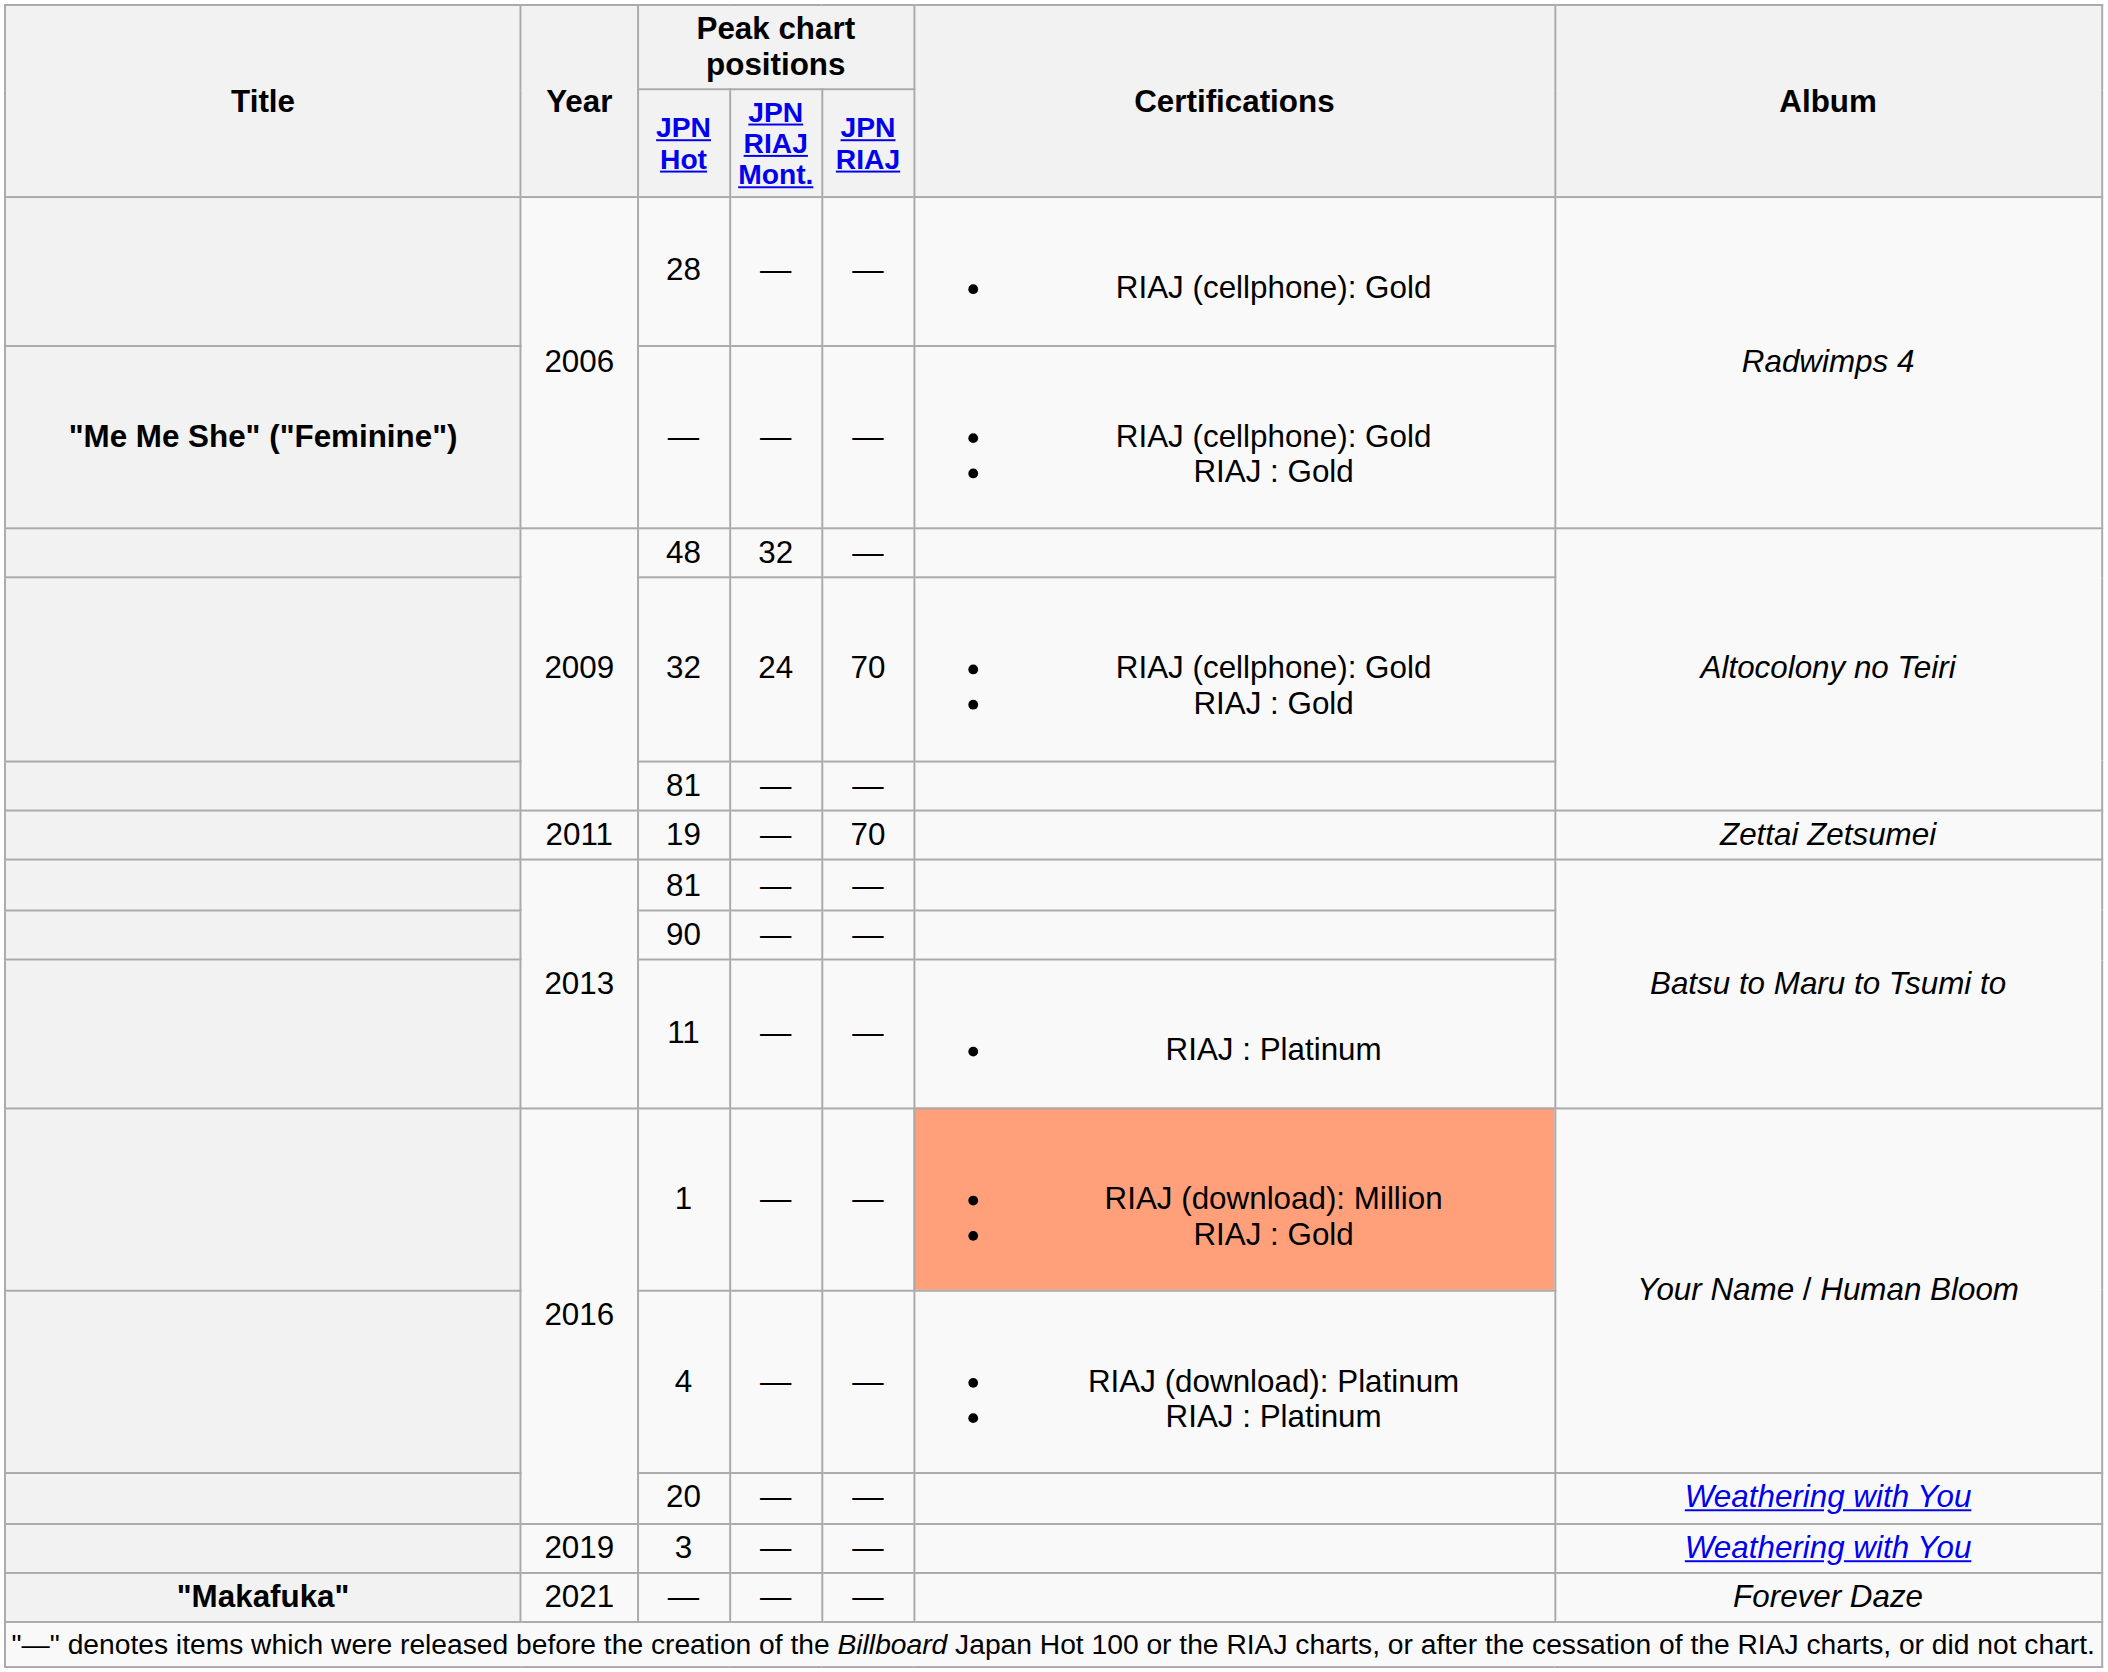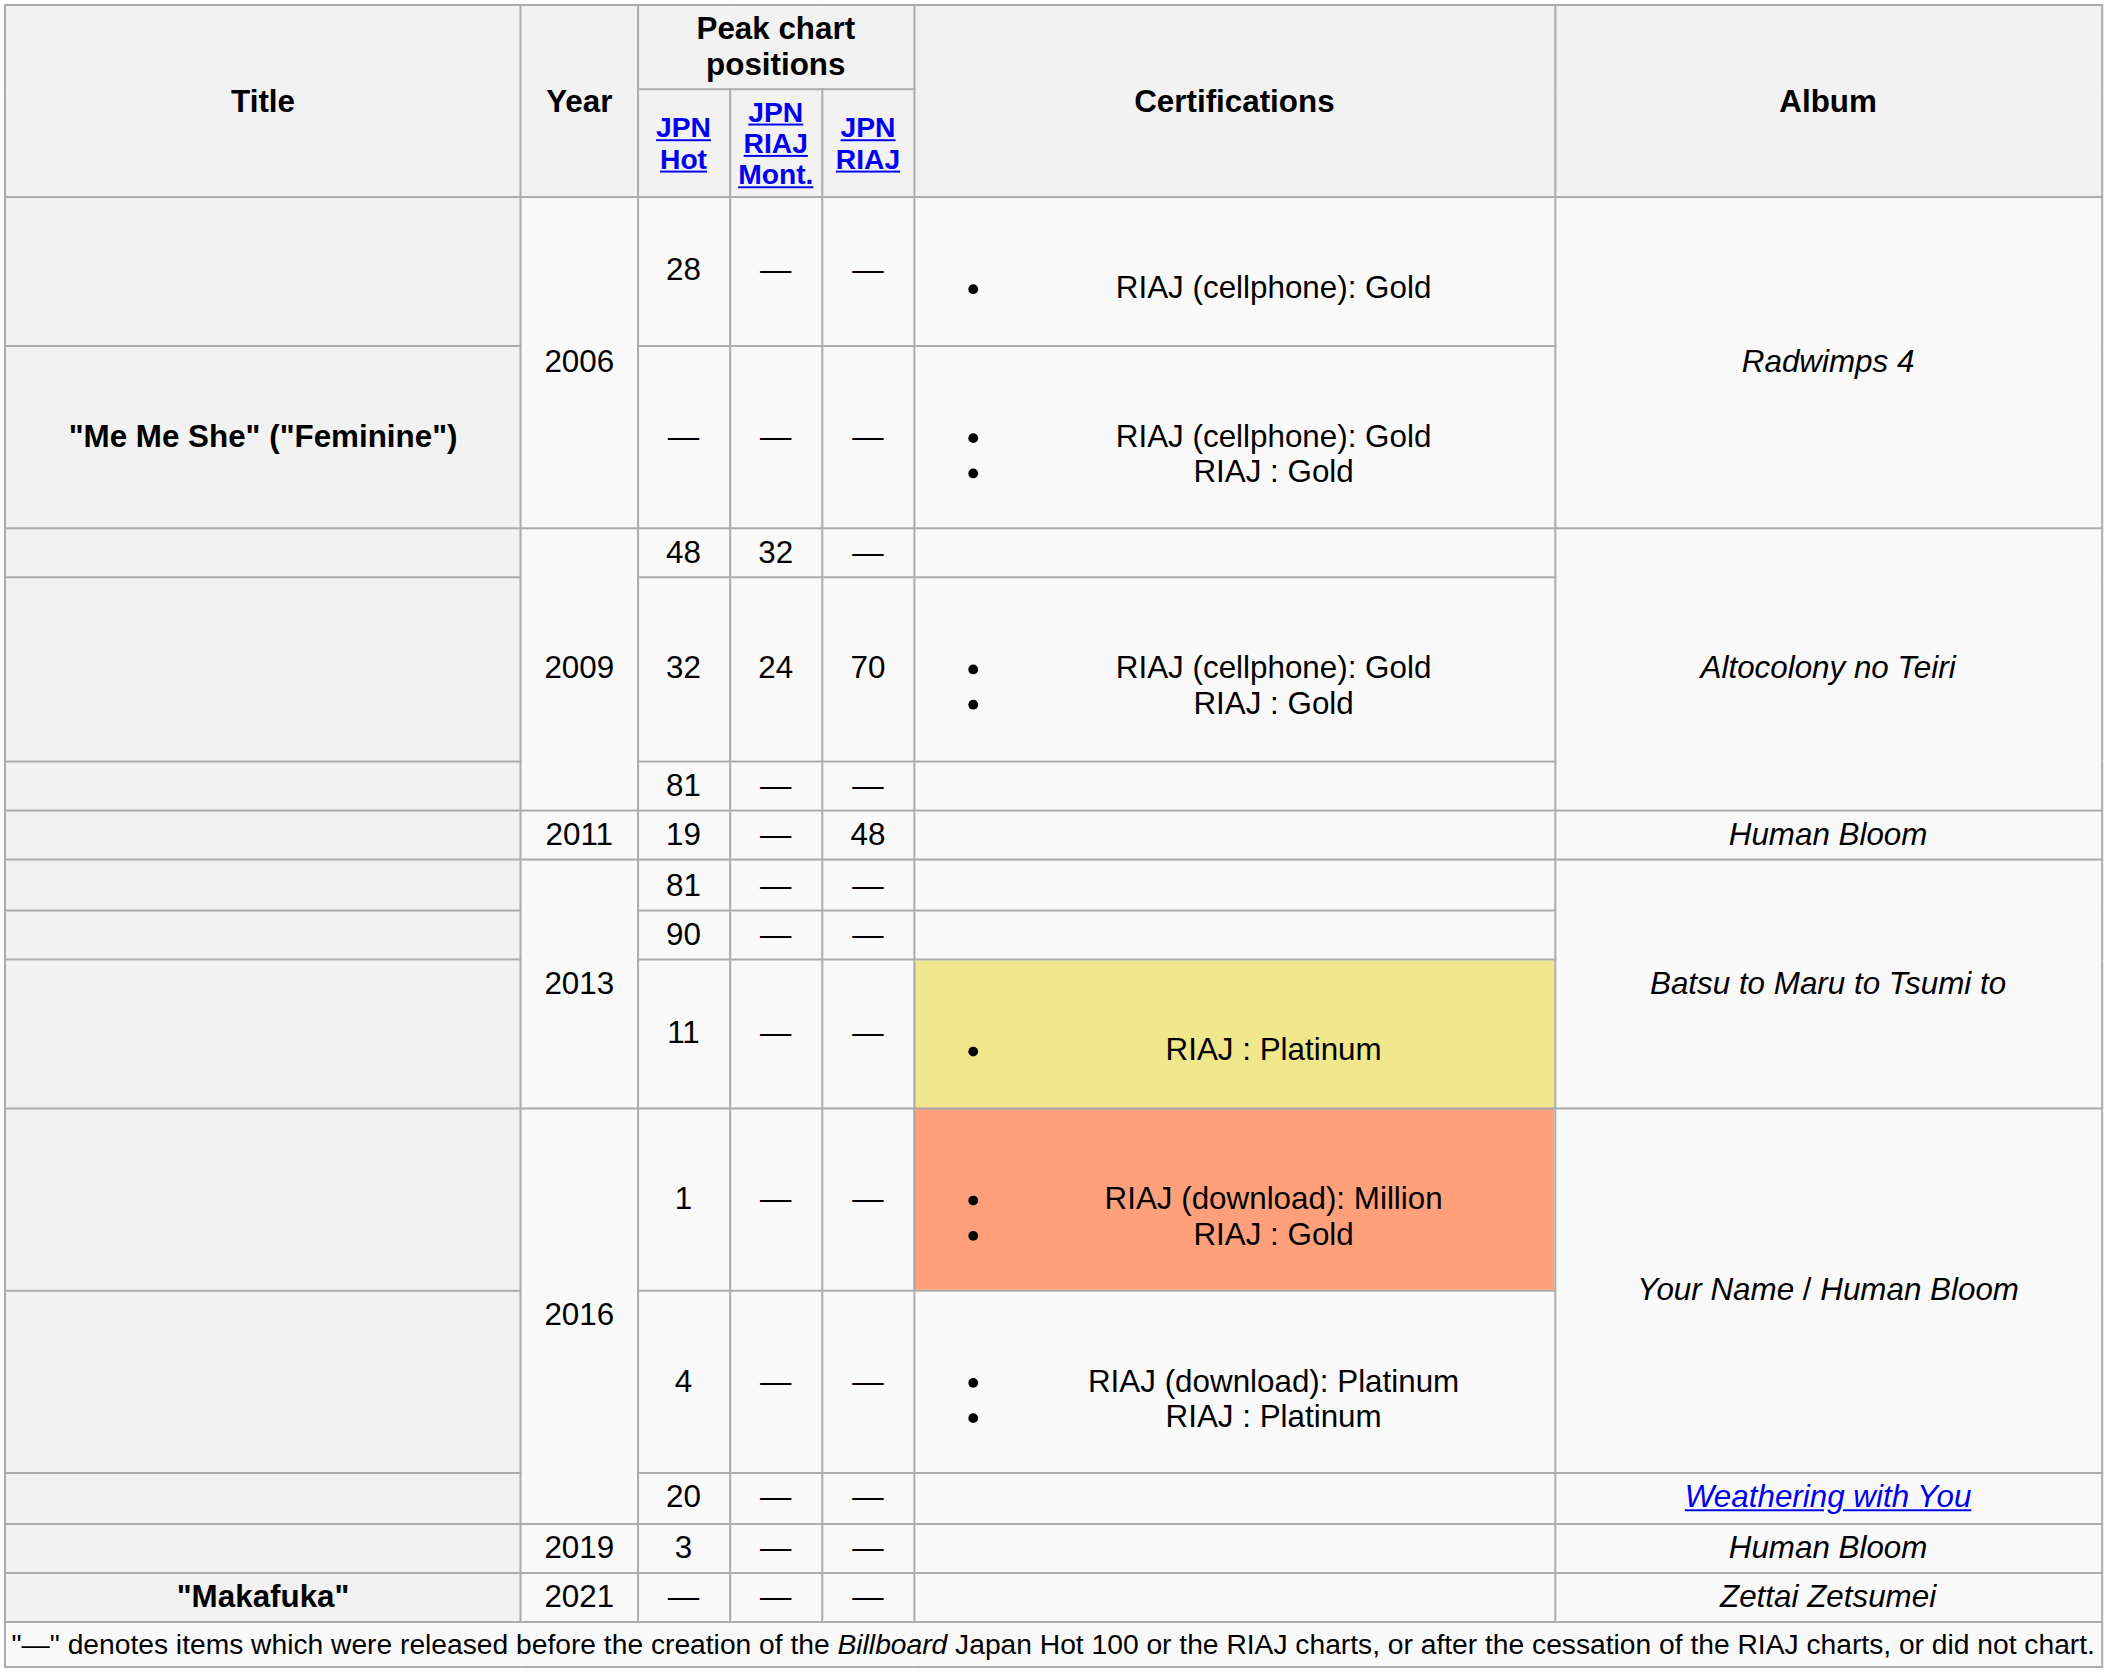(868, 834) 70 -> (868, 834) 48
(1828, 834) Zettai Zetsumei -> (1828, 834) Human Bloom
(1234, 1051) no background -> (1234, 1051) khaki background
(1828, 1547) Weathering with You -> (1828, 1547) Human Bloom
(1828, 1597) Forever Daze -> (1828, 1597) Zettai Zetsumei
